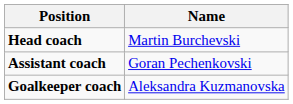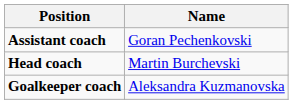rows swapped: (45, 39) <-> (57, 63)
